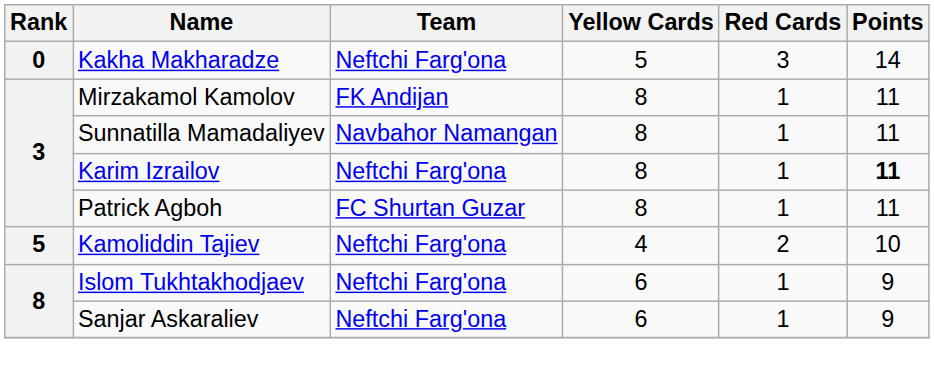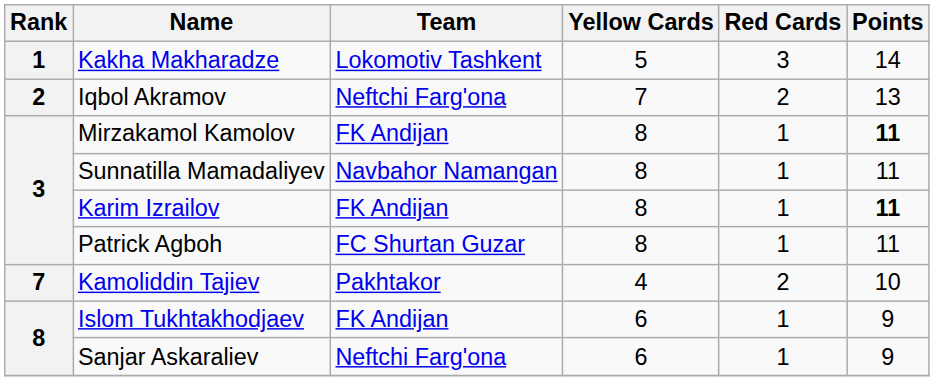(39, 60) 0 -> (39, 60) 1
(421, 60) Neftchi Farg'ona -> (439, 60) Lokomotiv Tashkent
+ row: (152, 97)
(888, 97) normal -> (888, 134) bold
(421, 171) Neftchi Farg'ona -> (392, 208) FK Andijan
(39, 245) 5 -> (39, 282) 7
(421, 245) Neftchi Farg'ona -> (388, 282) Pakhtakor
(421, 282) Neftchi Farg'ona -> (392, 319) FK Andijan
